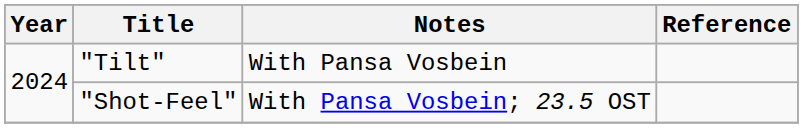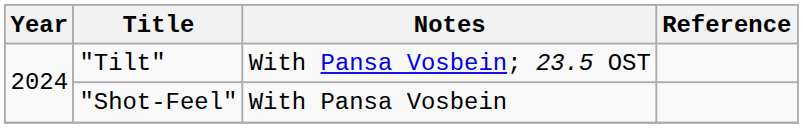(378, 63) With Pansa Vosbein -> (450, 63) With Pansa Vosbein; 23.5 OST
(450, 102) With Pansa Vosbein; 23.5 OST -> (378, 102) With Pansa Vosbein
